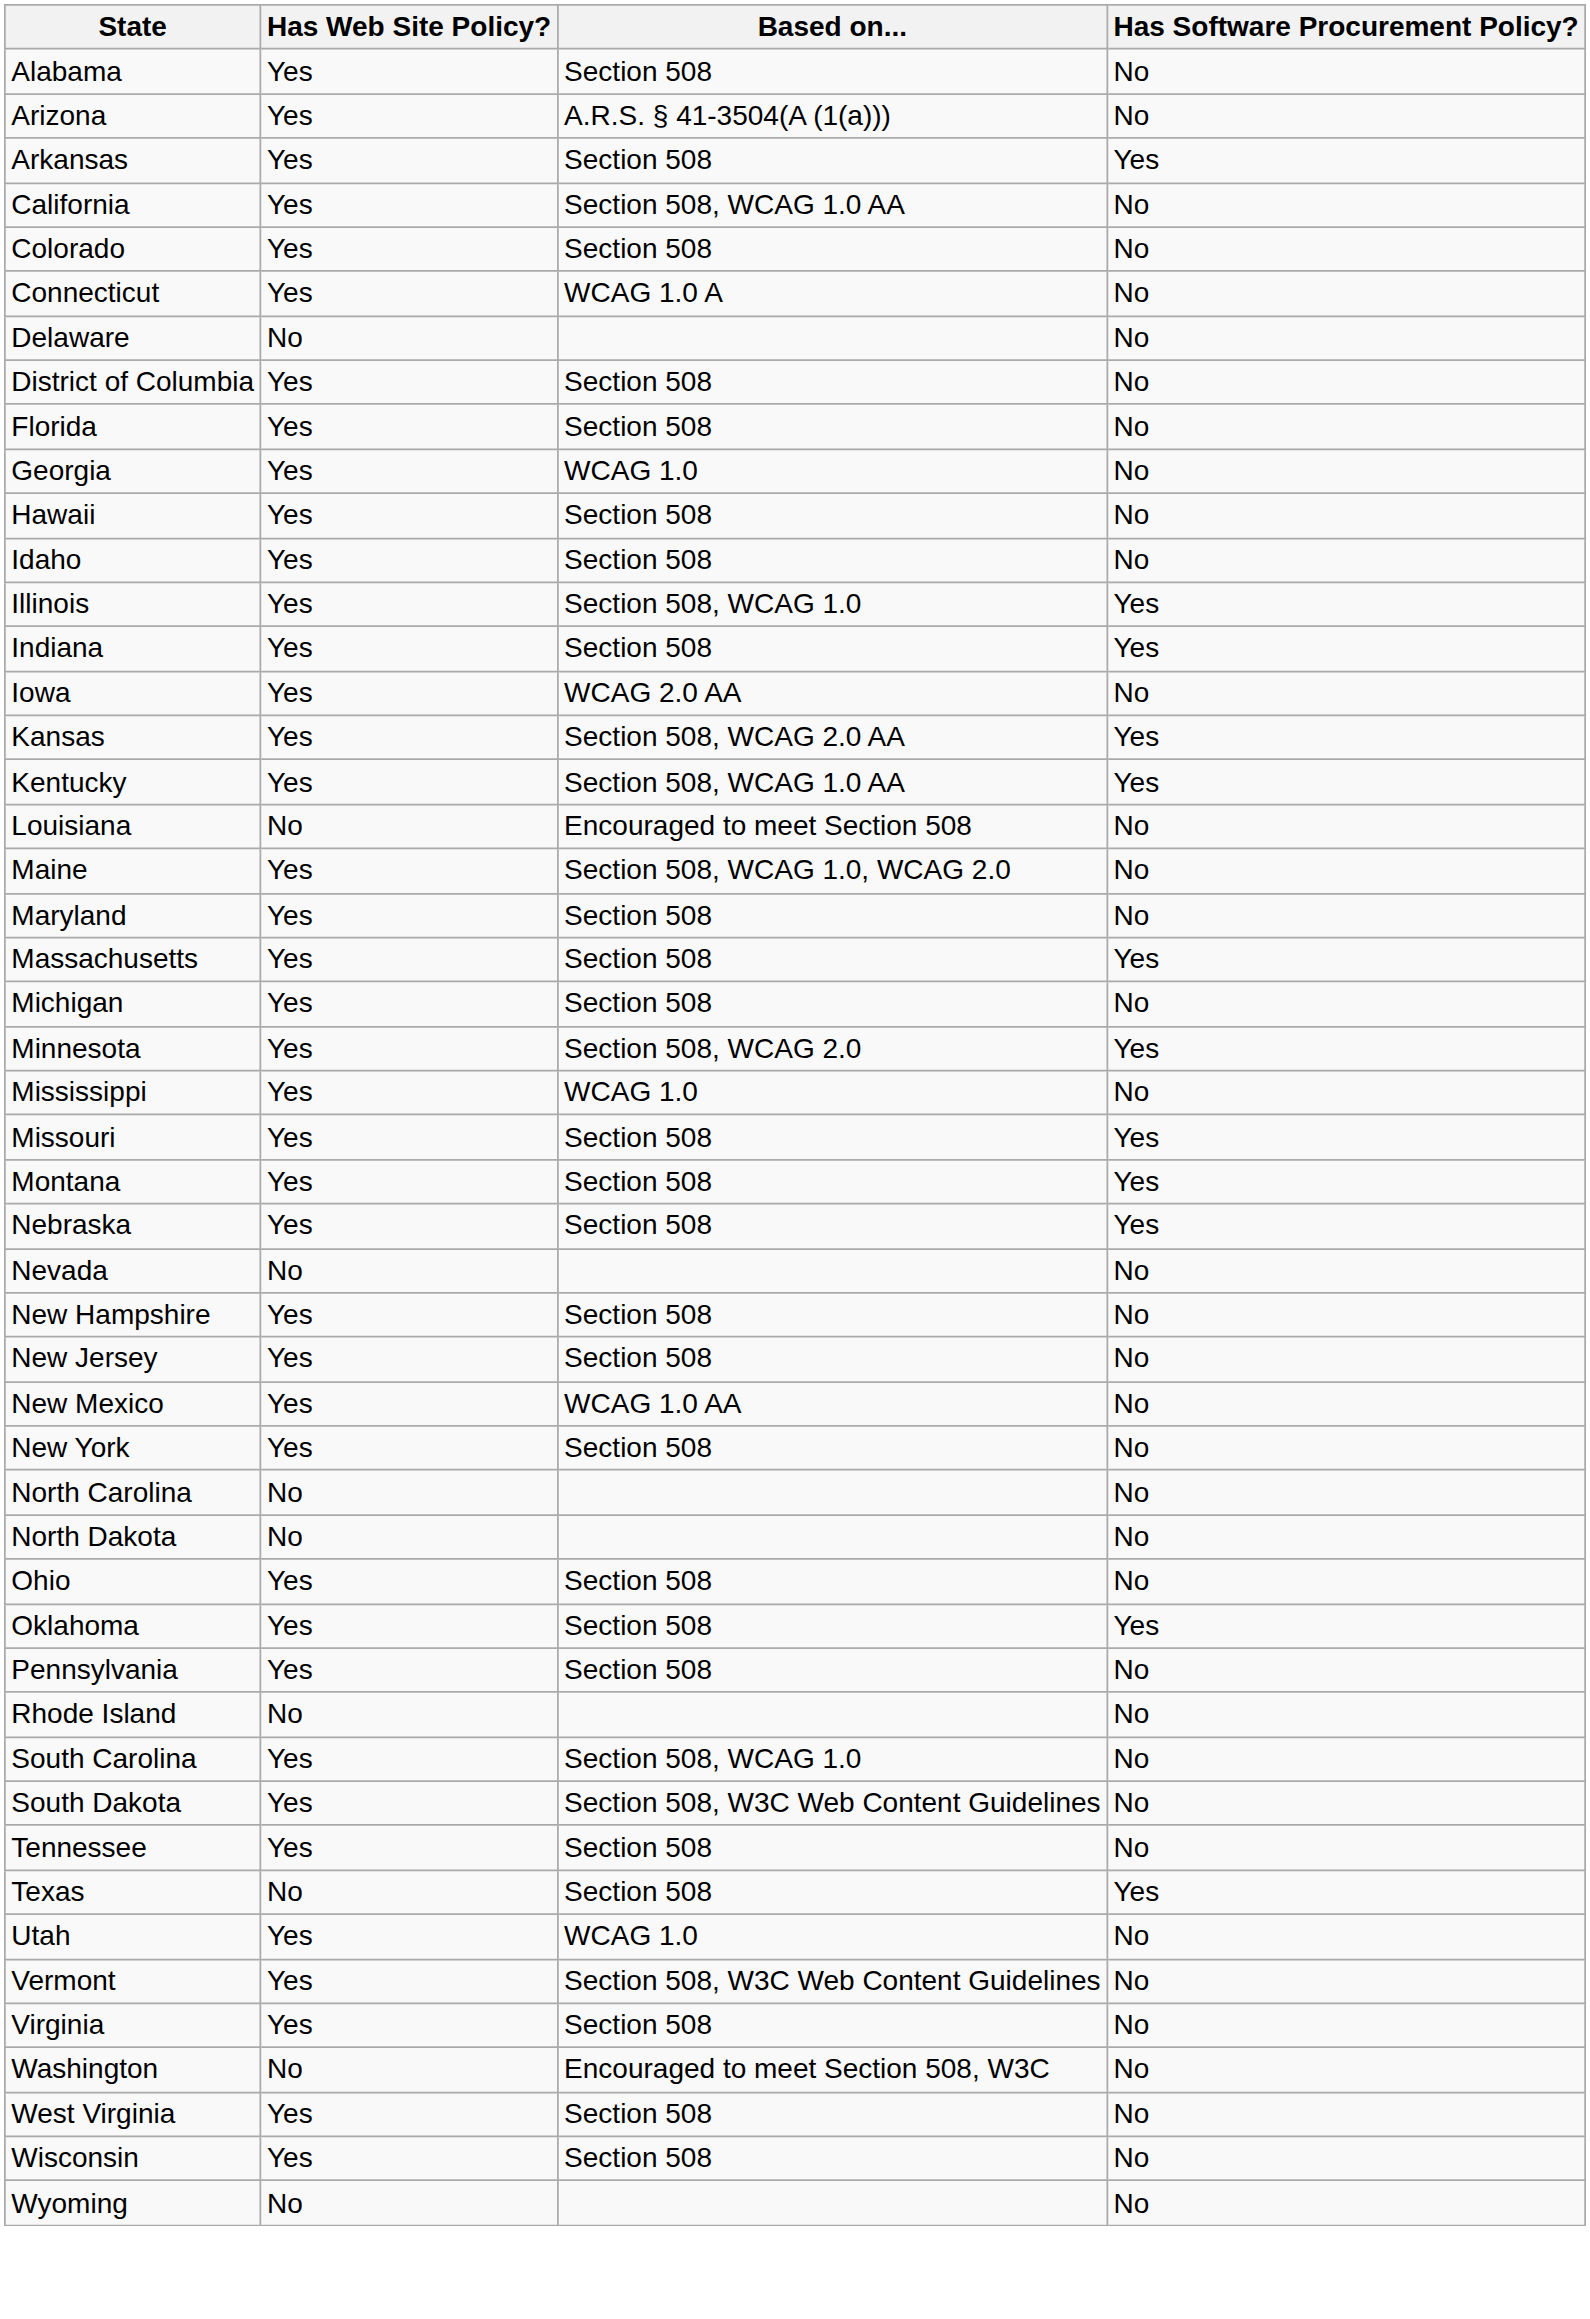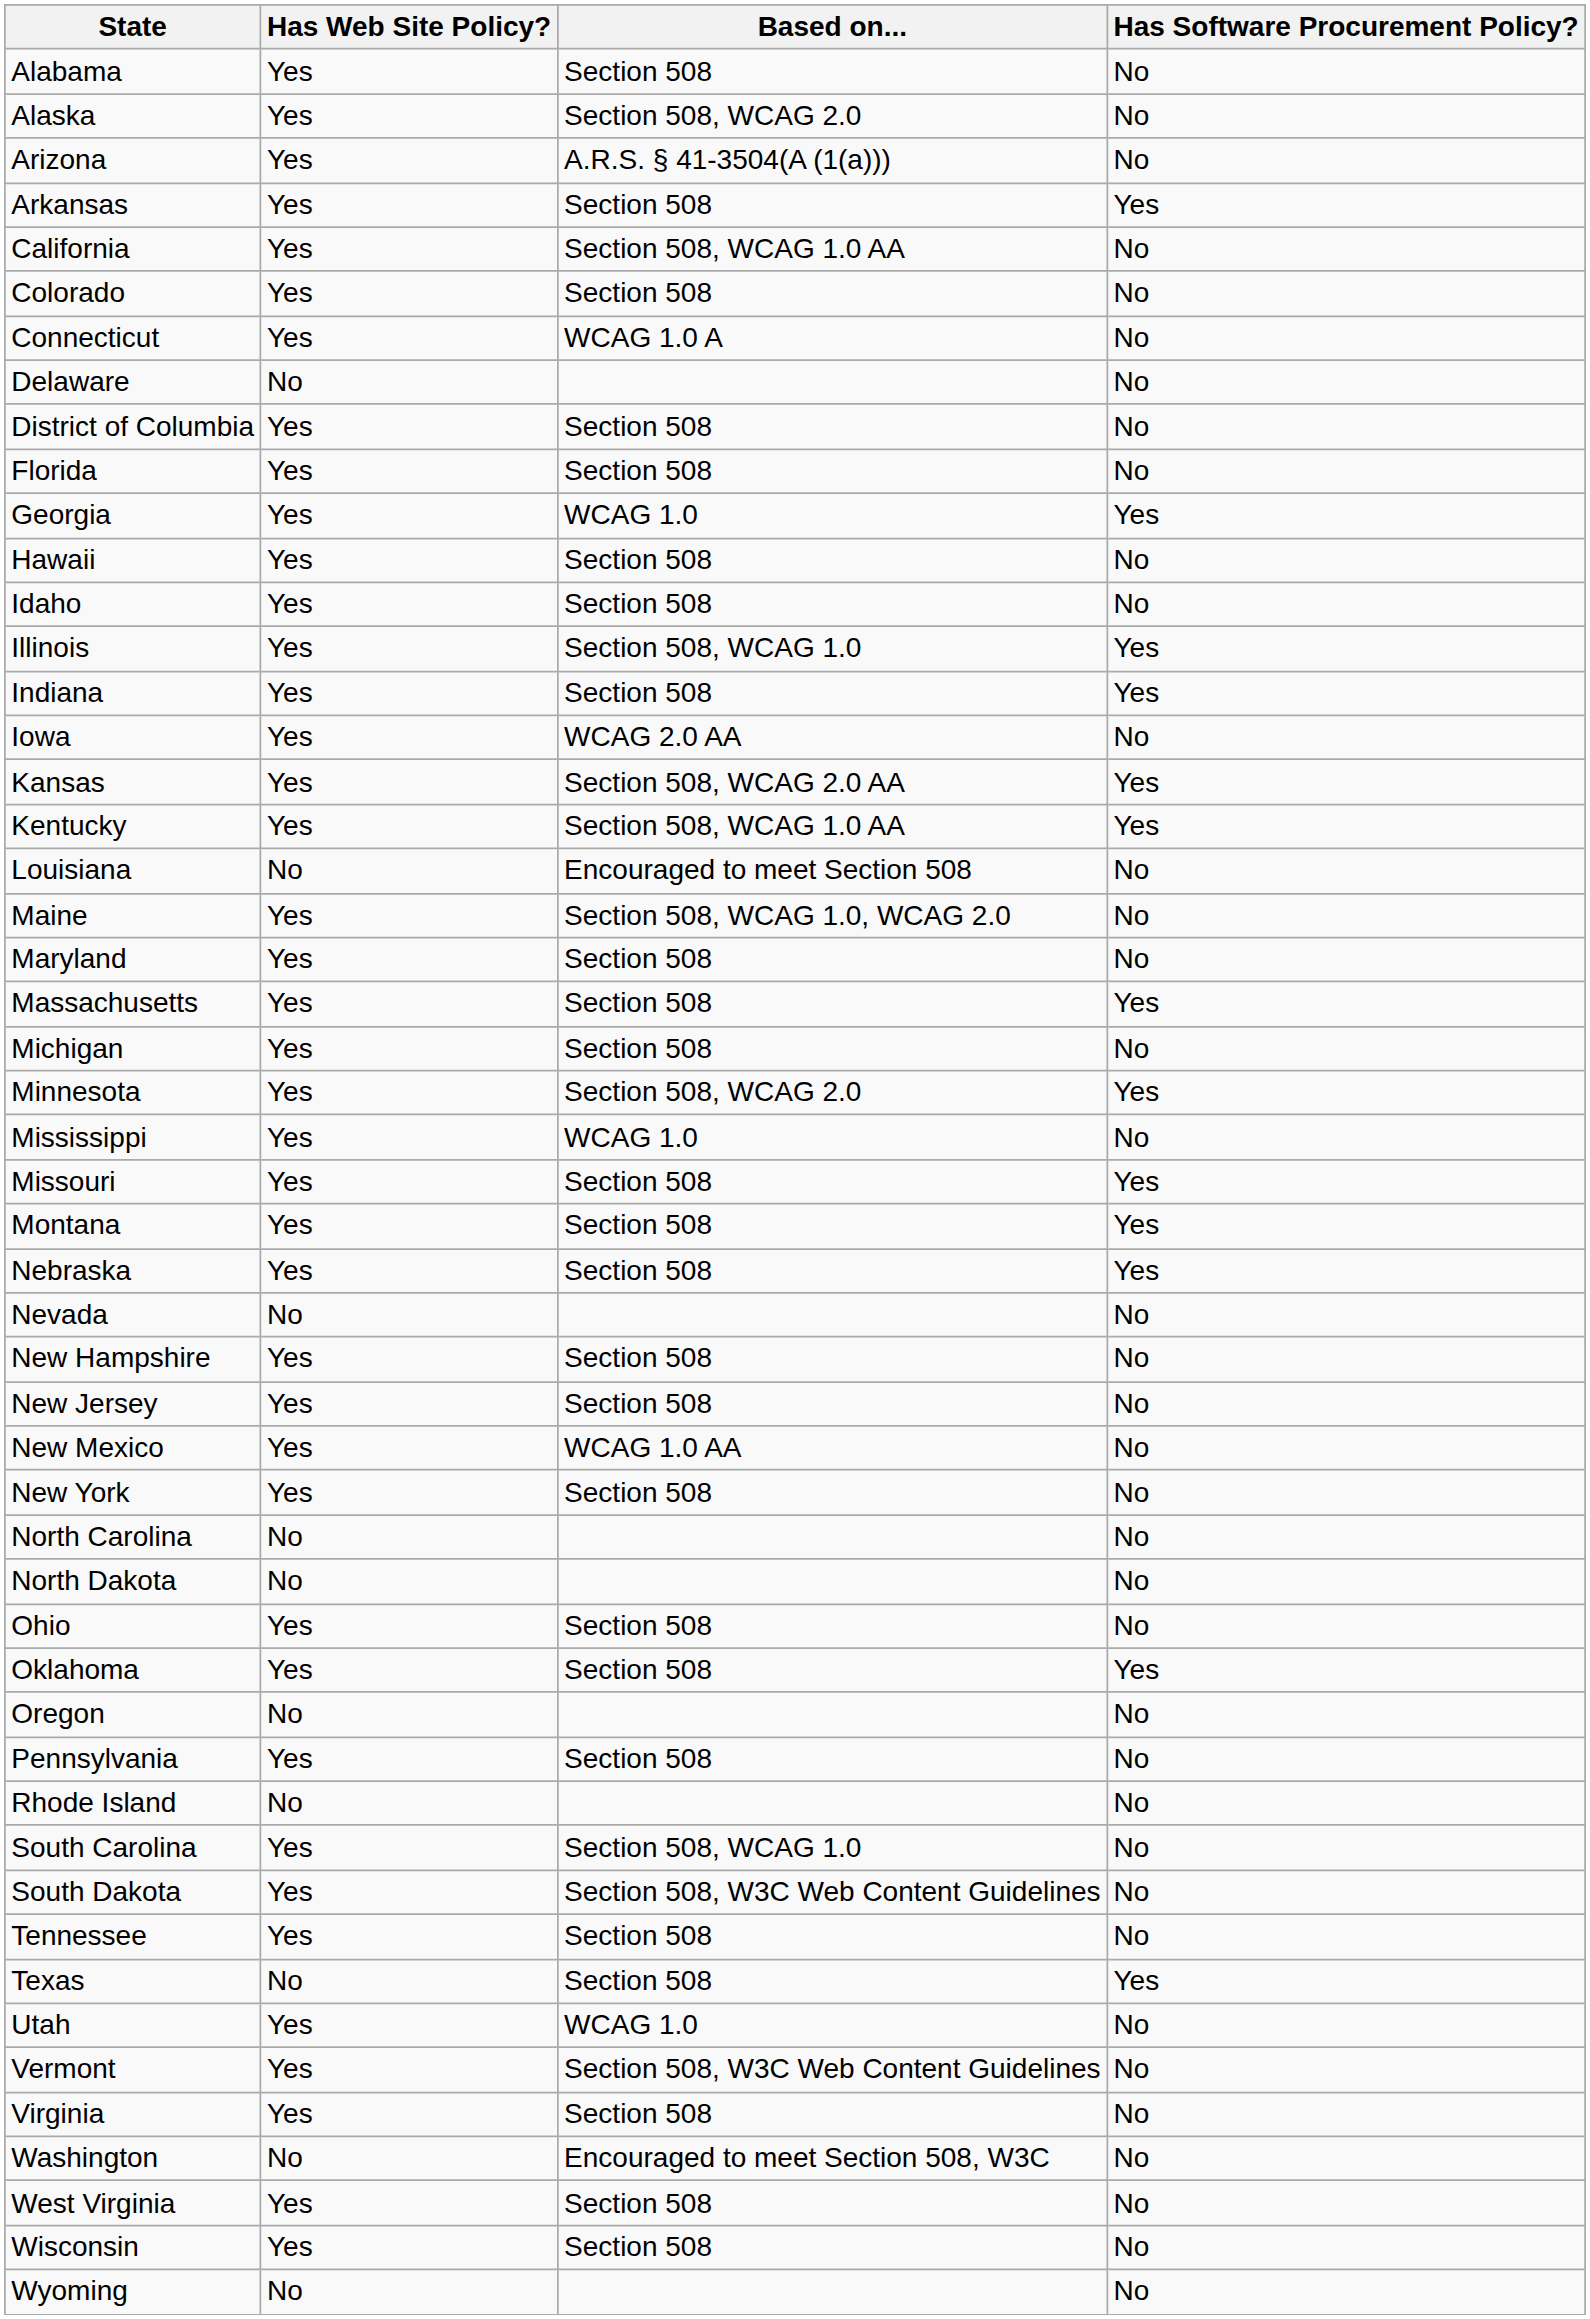+ row: (53, 115)
(1131, 470) No -> (1136, 515) Yes
+ row: (58, 1714)
